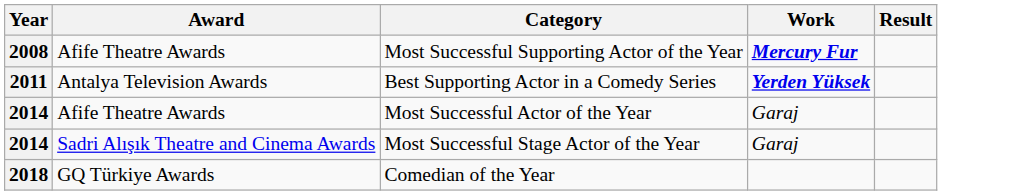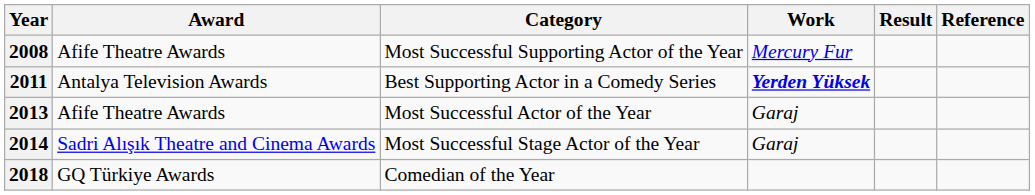+ column: (983, 19)
(805, 50) bold -> (802, 50) normal
(29, 112) 2014 -> (29, 112) 2013
